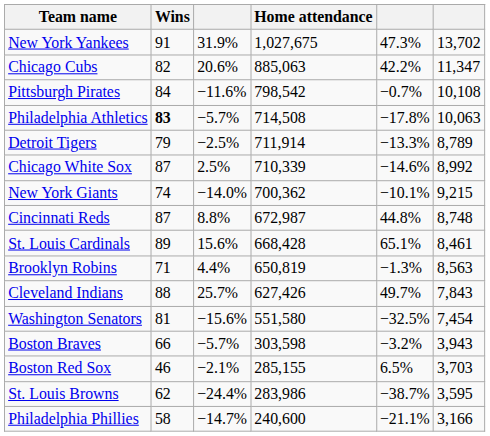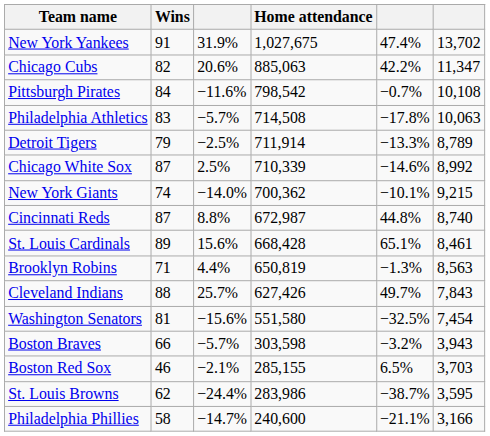(400, 42) 47.3% -> (400, 42) 47.4%
(163, 117) bold -> (163, 117) normal
(455, 218) 8,748 -> (455, 218) 8,740
